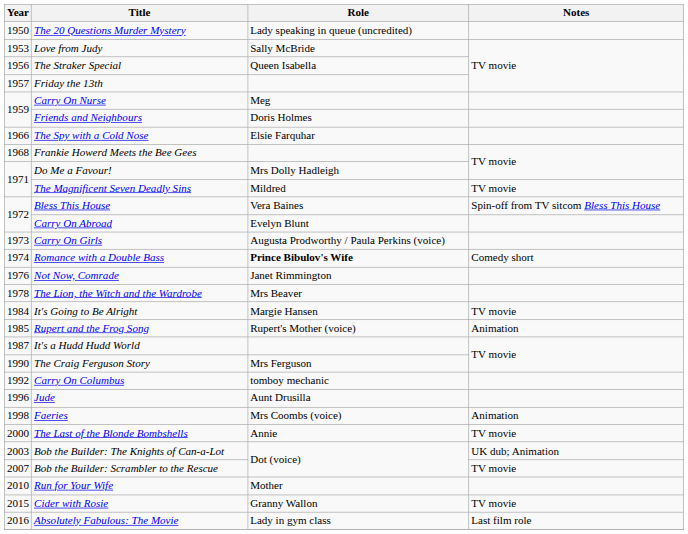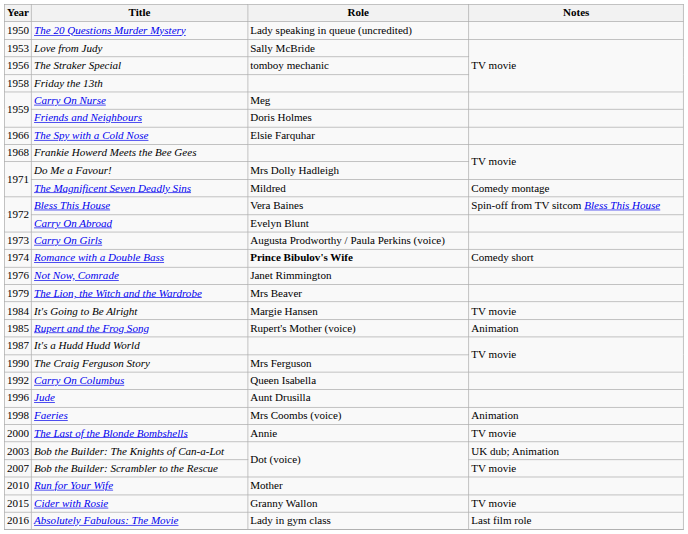(283, 65) Queen Isabella -> (290, 65) tomboy mechanic
(18, 83) 1957 -> (18, 83) 1958
(494, 188) TV movie -> (510, 188) Comedy montage
(18, 293) 1978 -> (18, 293) 1979
(290, 380) tomboy mechanic -> (283, 380) Queen Isabella
